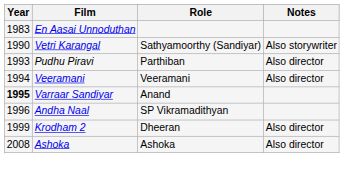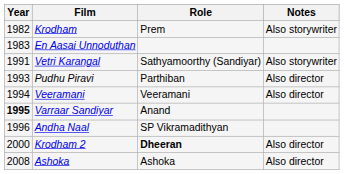+ row: (56, 29)
(18, 45) 1990 -> (18, 62) 1991
(18, 128) 1999 -> (18, 144) 2000
(160, 128) normal -> (161, 144) bold
